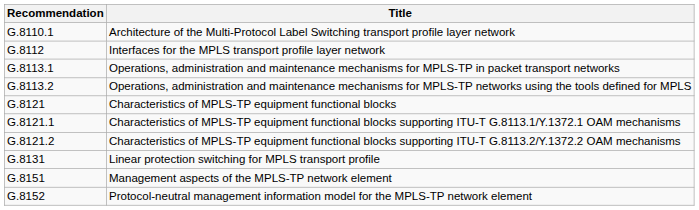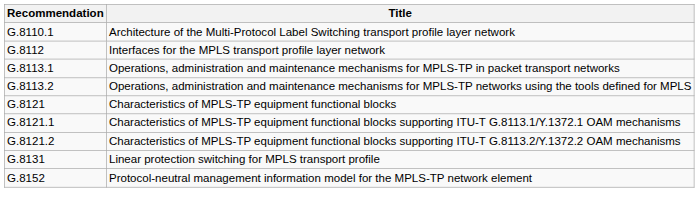- row: (250, 178)
